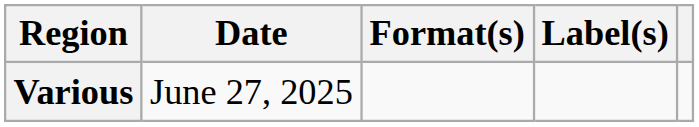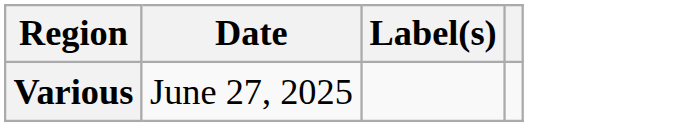- column: (447, 33)
